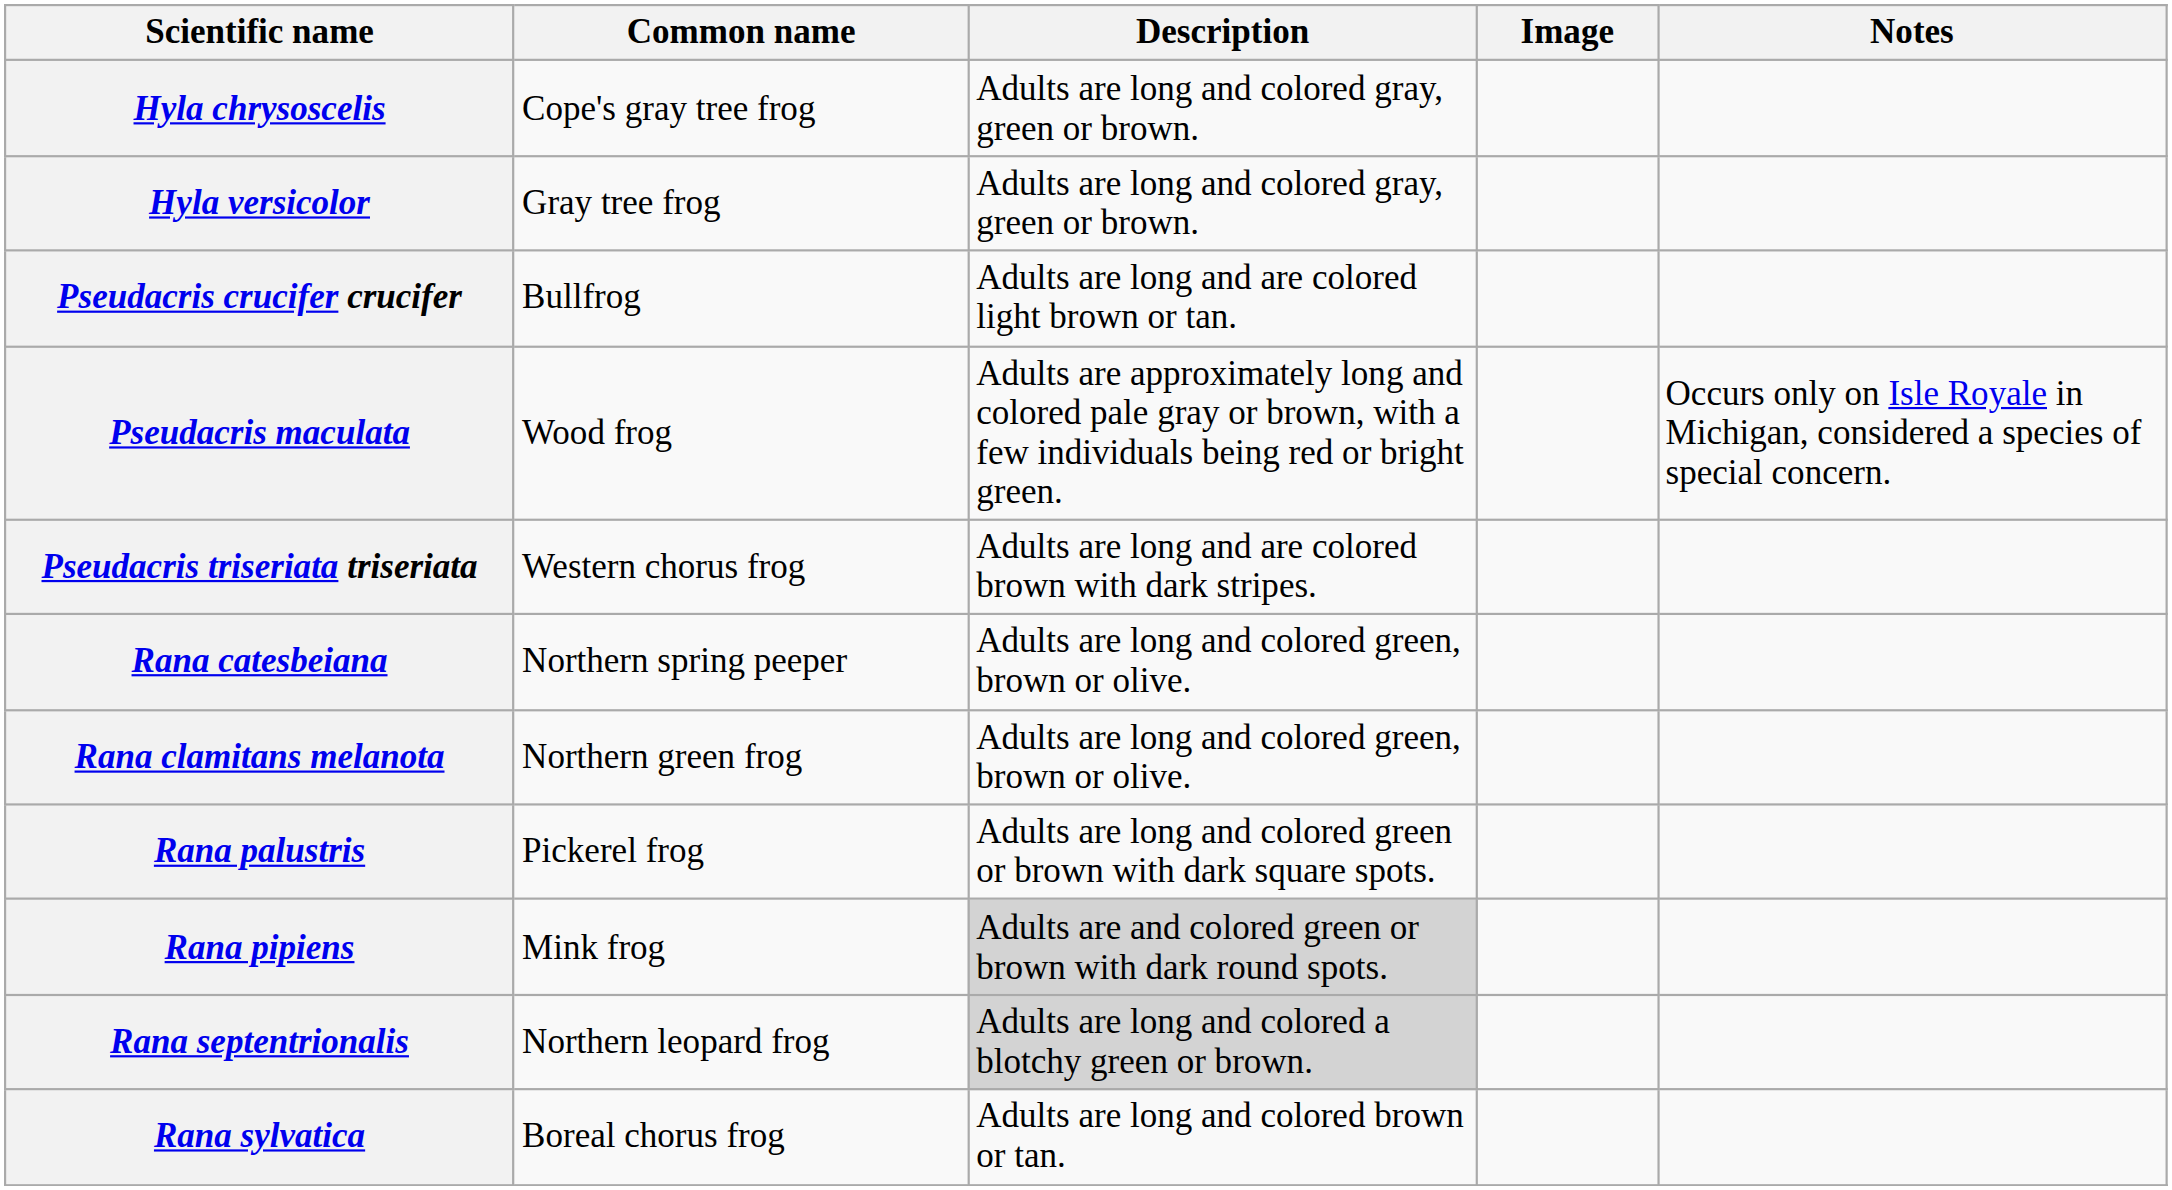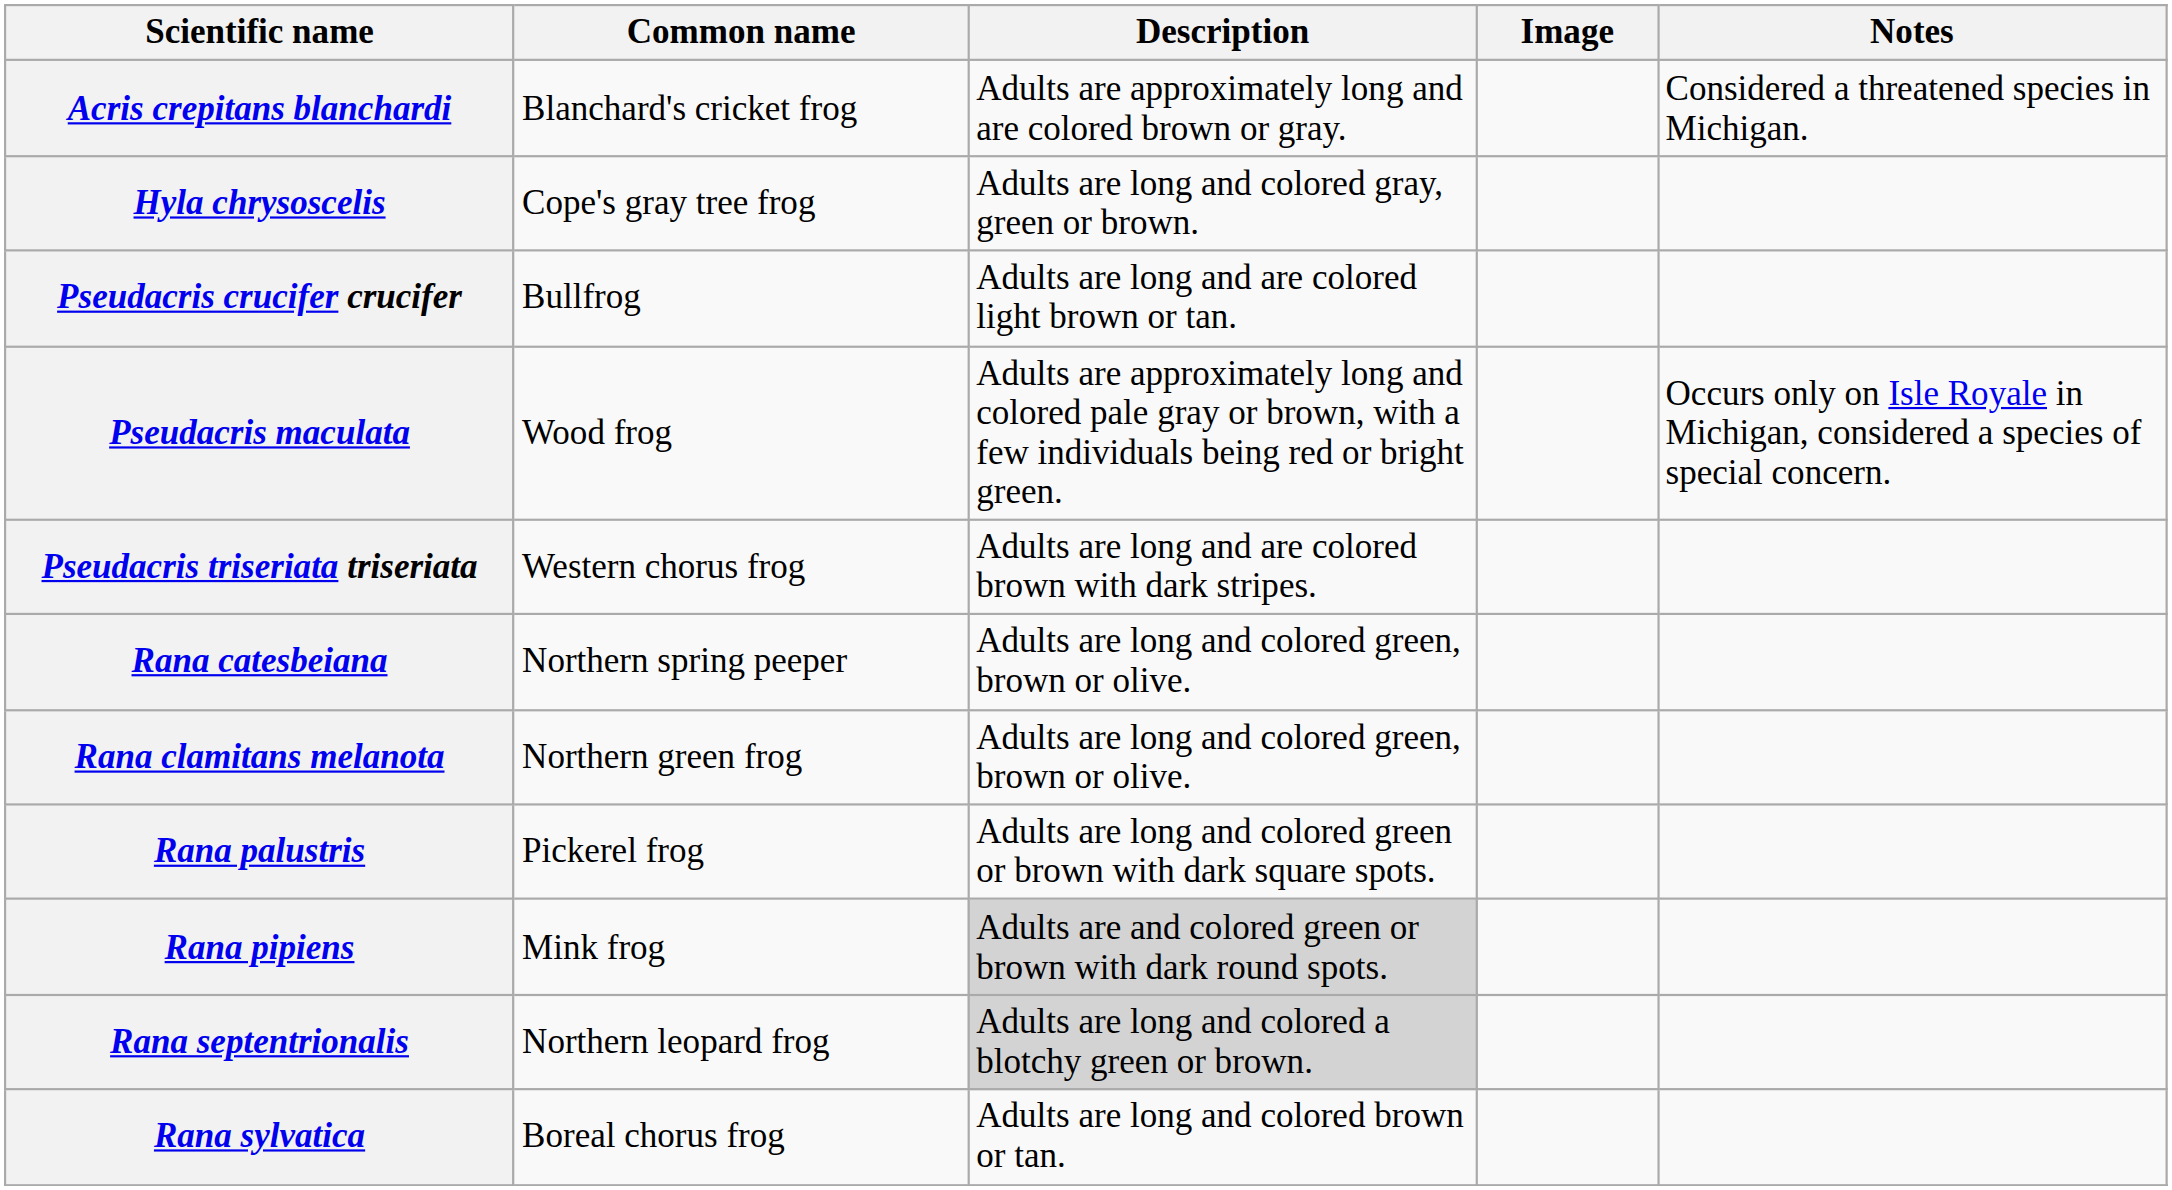+ row: (260, 107)
- row: (260, 202)
